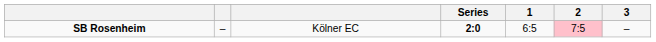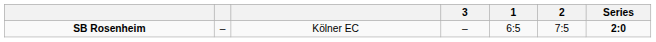columns swapped: (473, 12) <-> (627, 12)
(578, 28) pink background -> (562, 28) no background
